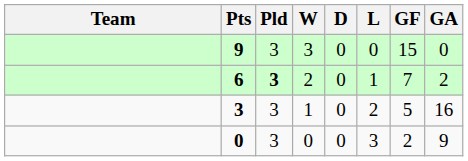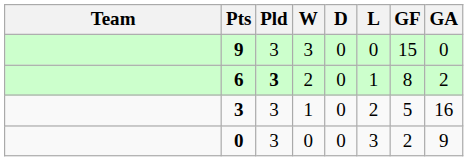(407, 79) 7 -> (407, 79) 8
